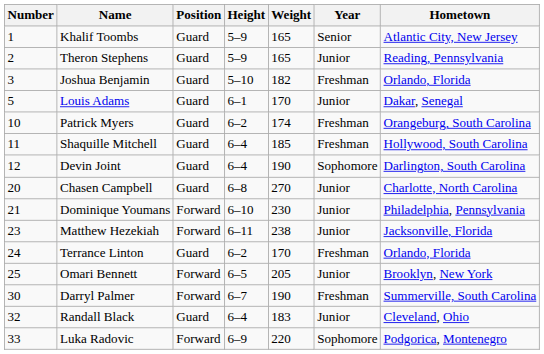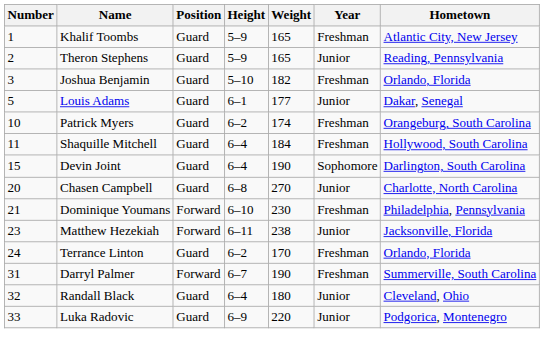(334, 37) Senior -> (343, 37) Freshman
(281, 101) 170 -> (281, 101) 177
(281, 144) 185 -> (281, 144) 184
(14, 166) 12 -> (14, 166) 15
(334, 209) Junior -> (343, 209) Freshman
- row: (99, 274)
(14, 295) 30 -> (14, 274) 31
(281, 317) 183 -> (281, 295) 180
(198, 338) Forward -> (193, 317) Guard
(347, 338) Sophomore -> (334, 317) Junior
